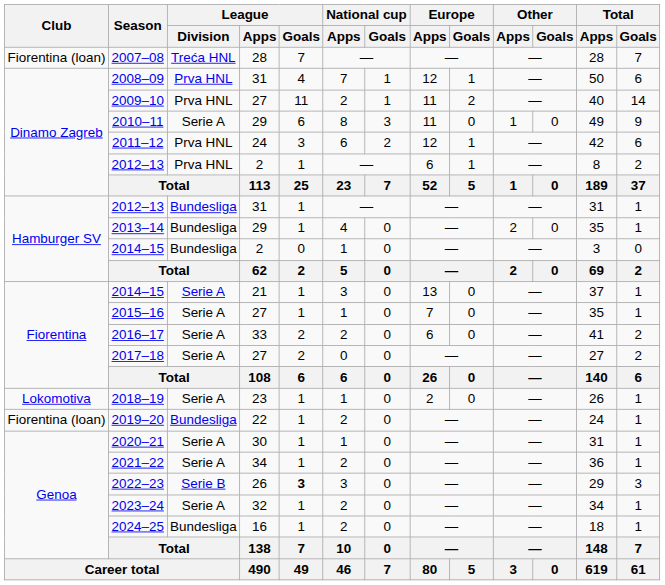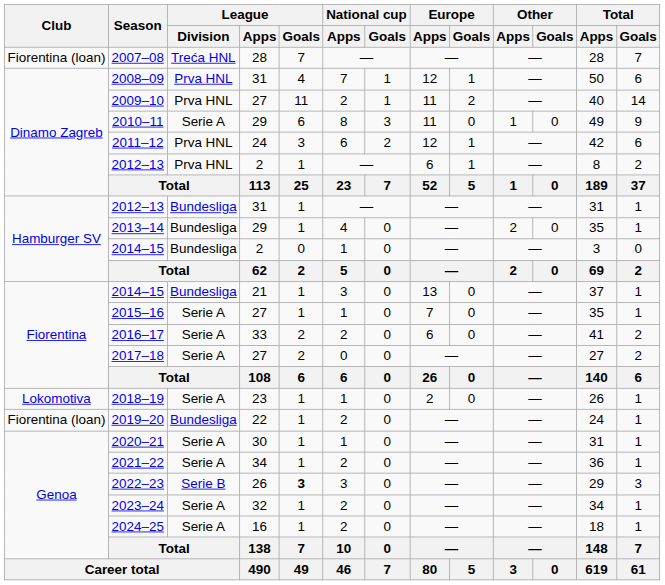(203, 292) Serie A -> (203, 292) Bundesliga
(203, 526) Bundesliga -> (203, 526) Serie A
